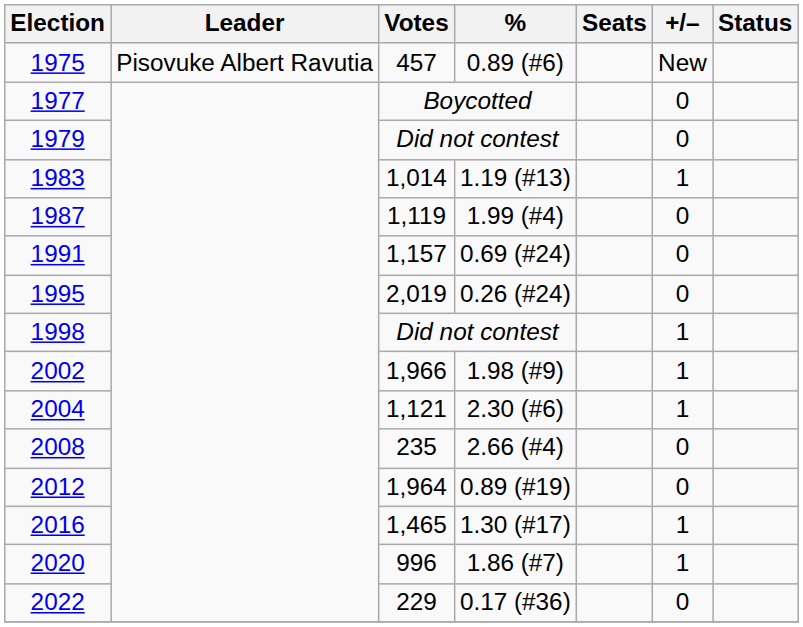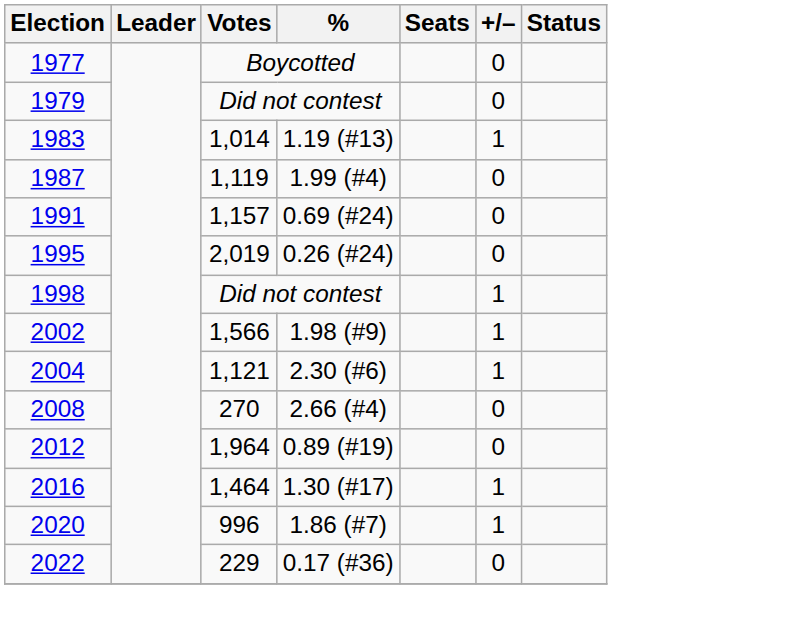- row: (58, 62)
(416, 370) 1,966 -> (239, 332) 1,566
(416, 448) 235 -> (239, 409) 270
(416, 525) 1,465 -> (239, 486) 1,464
